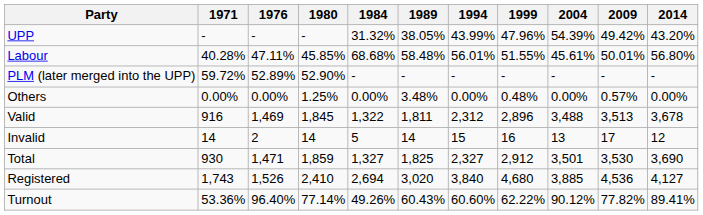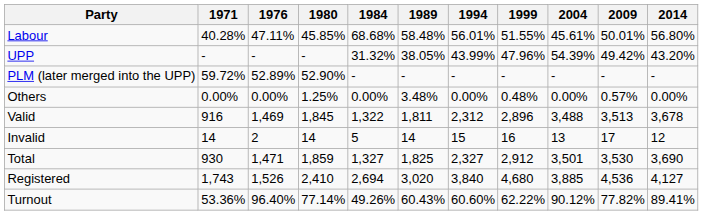rows swapped: (28, 55) <-> (21, 35)
